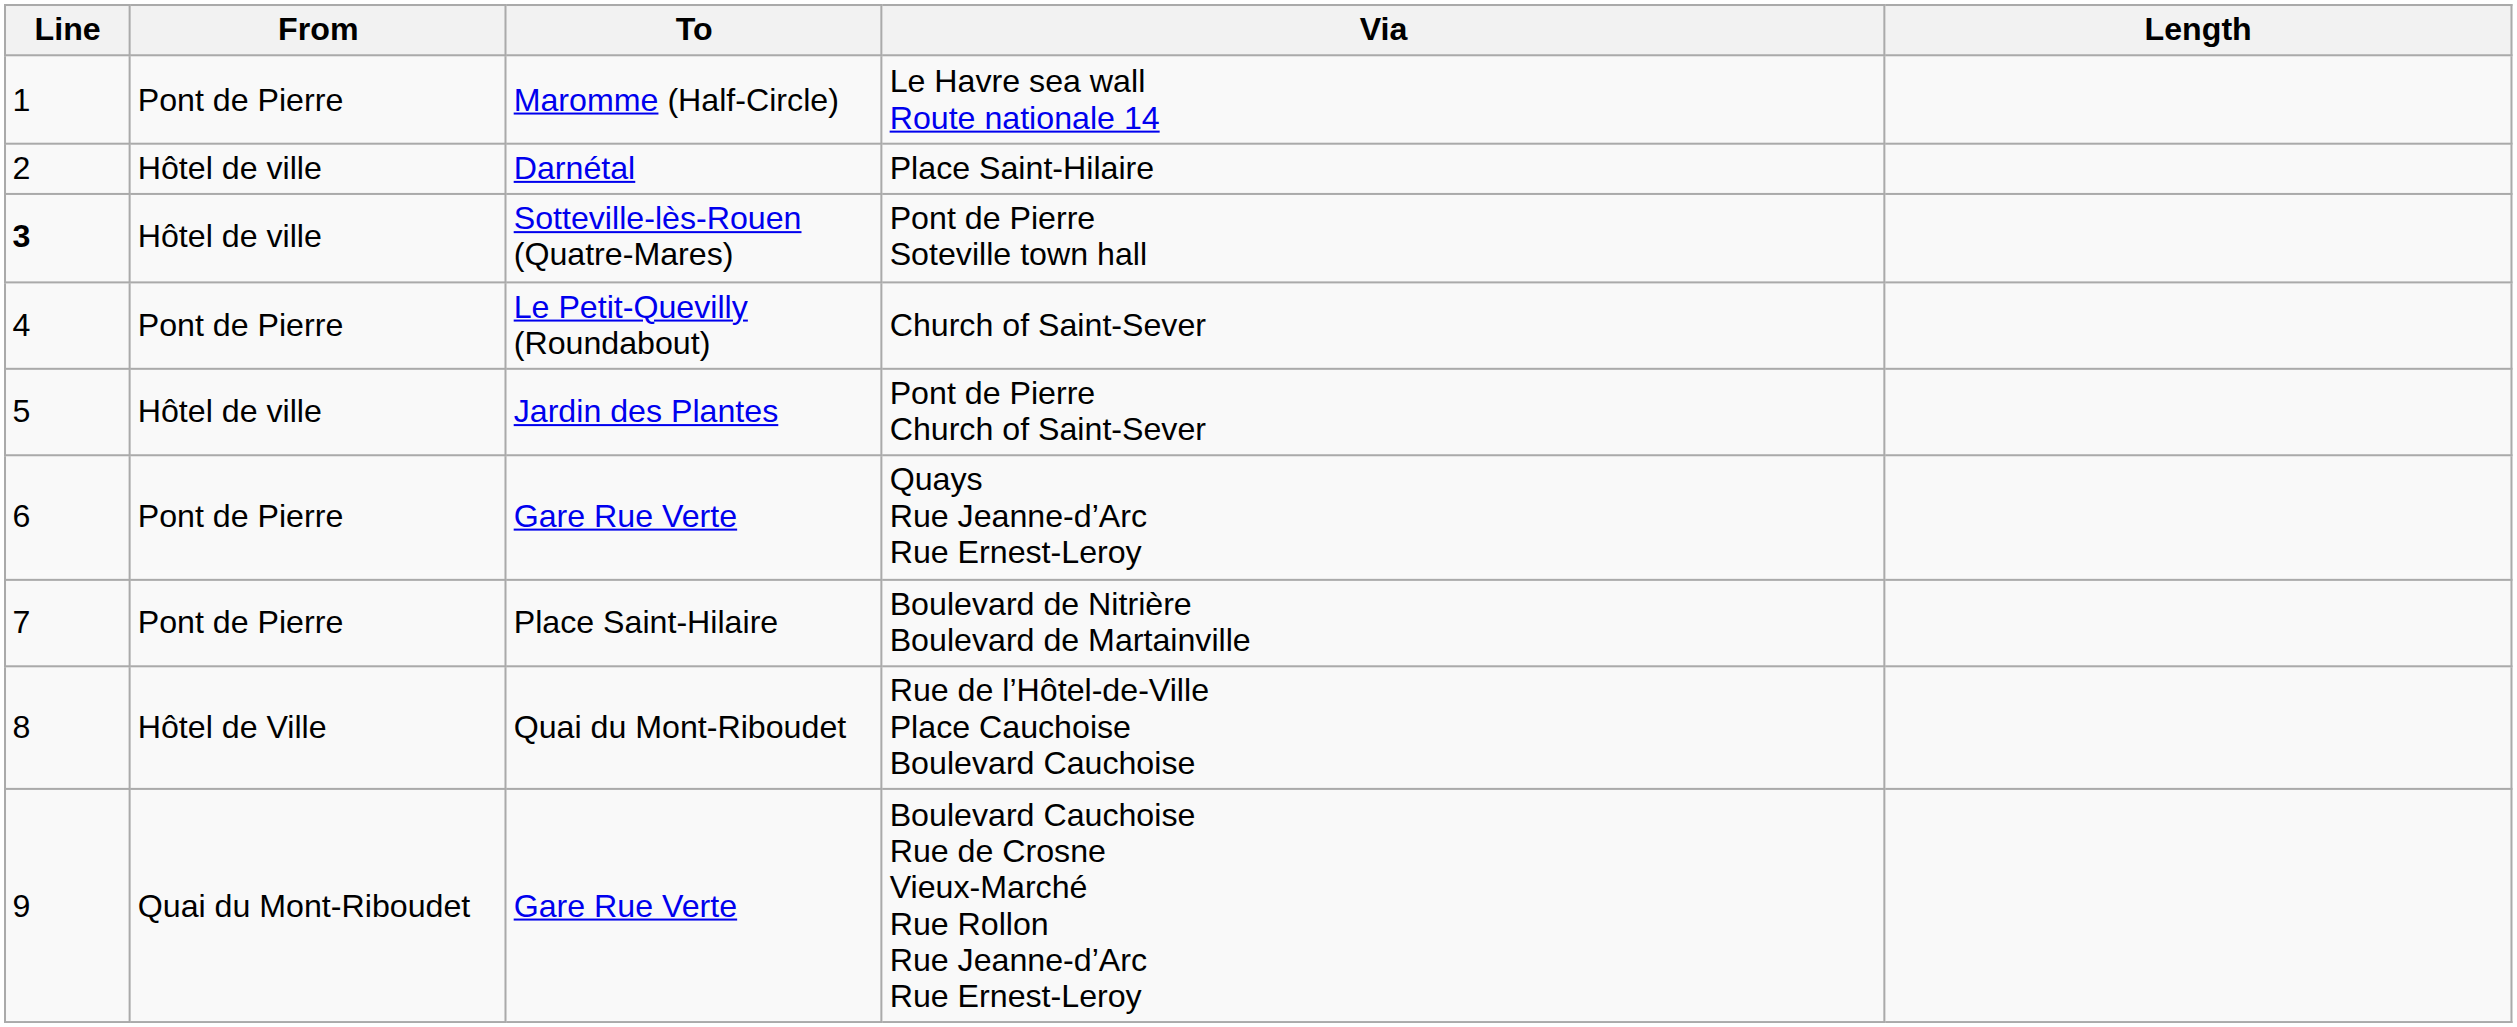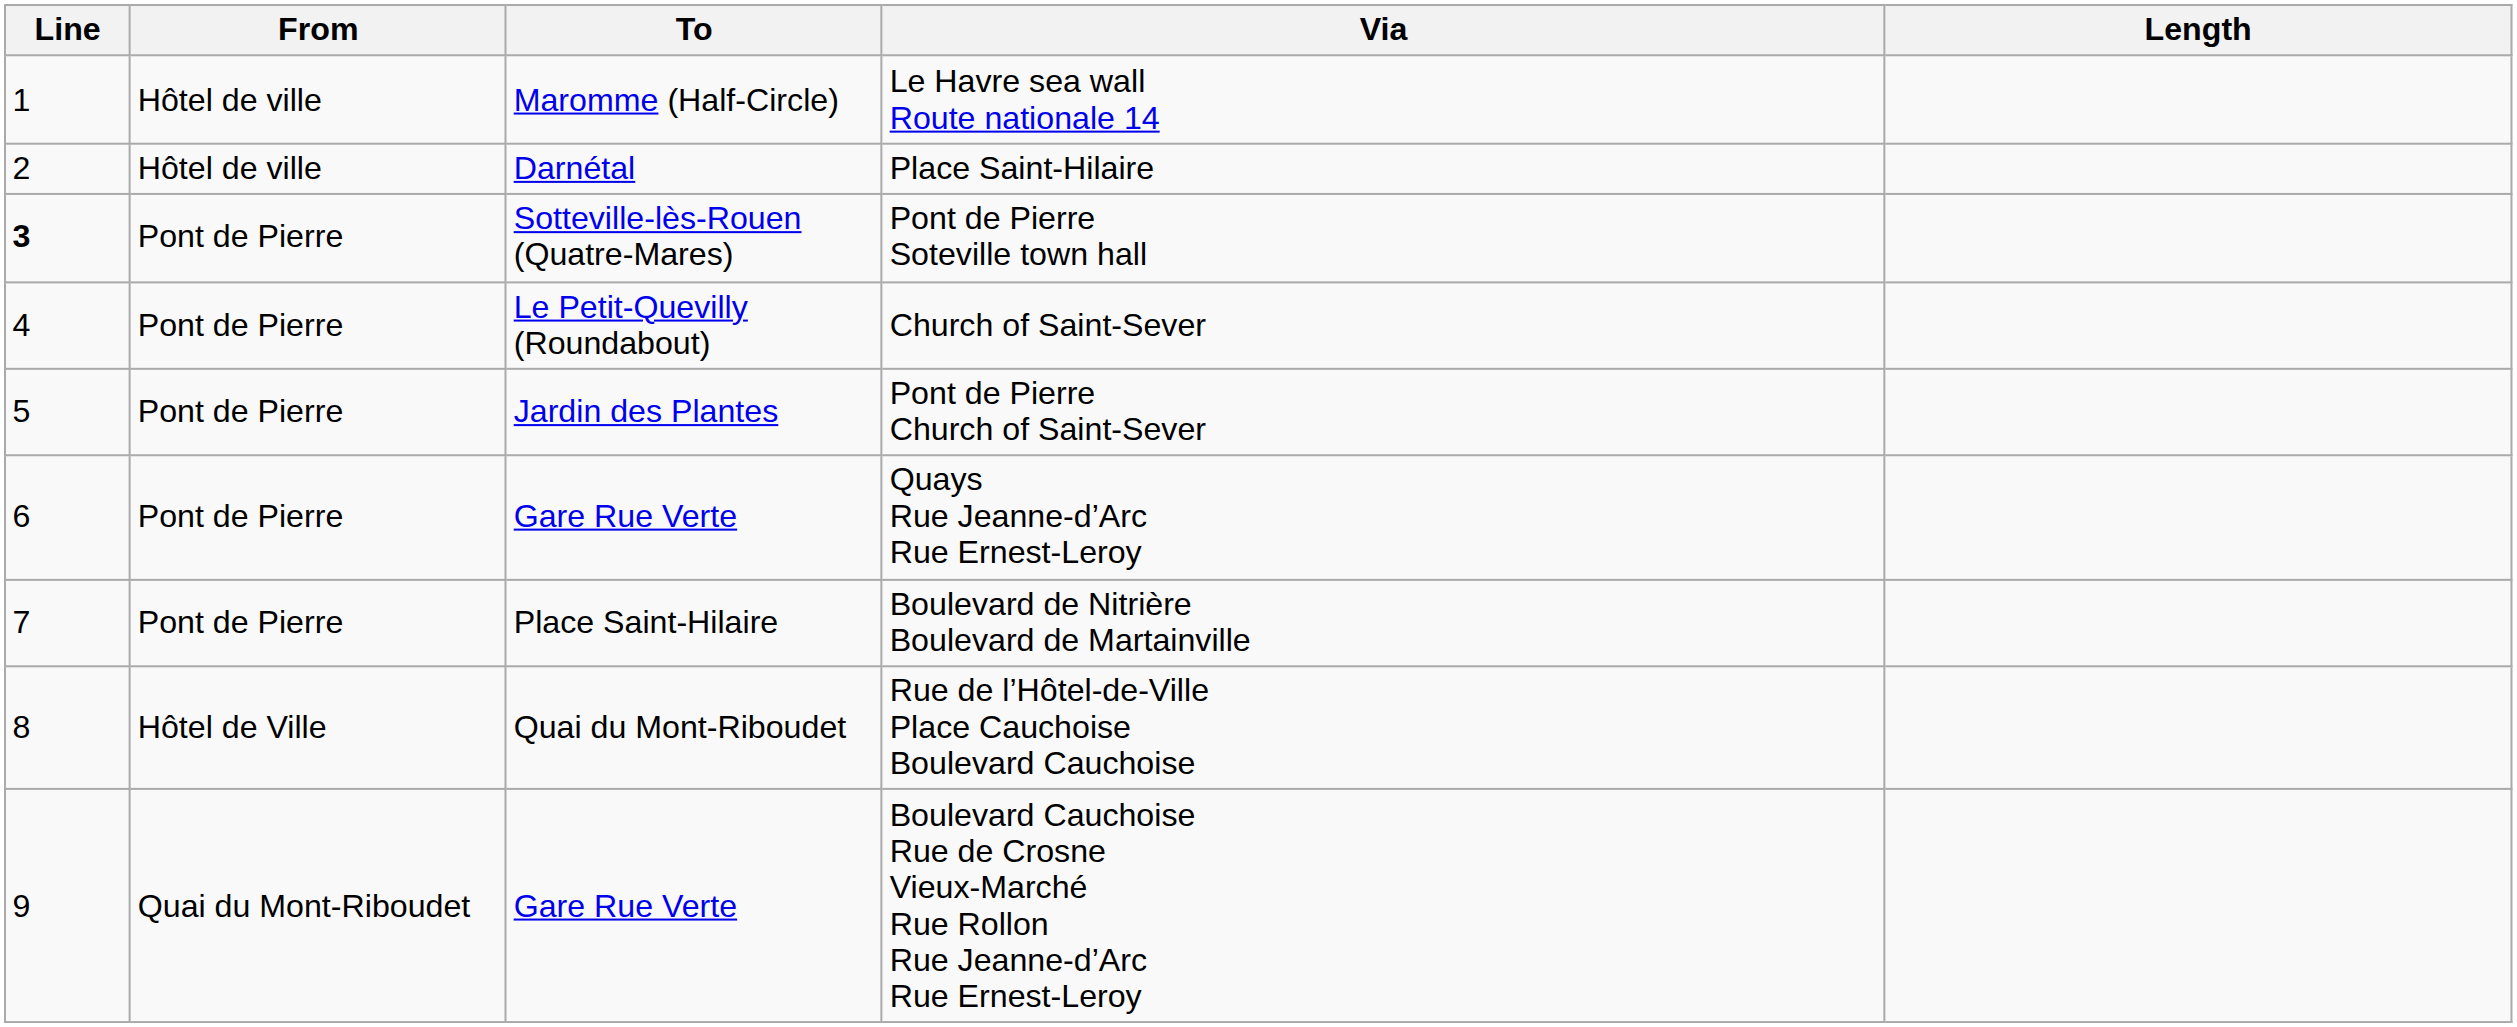(241, 99) Pont de Pierre -> (230, 99) Hôtel de ville
(230, 237) Hôtel de ville -> (241, 237) Pont de Pierre
(230, 411) Hôtel de ville -> (241, 411) Pont de Pierre
